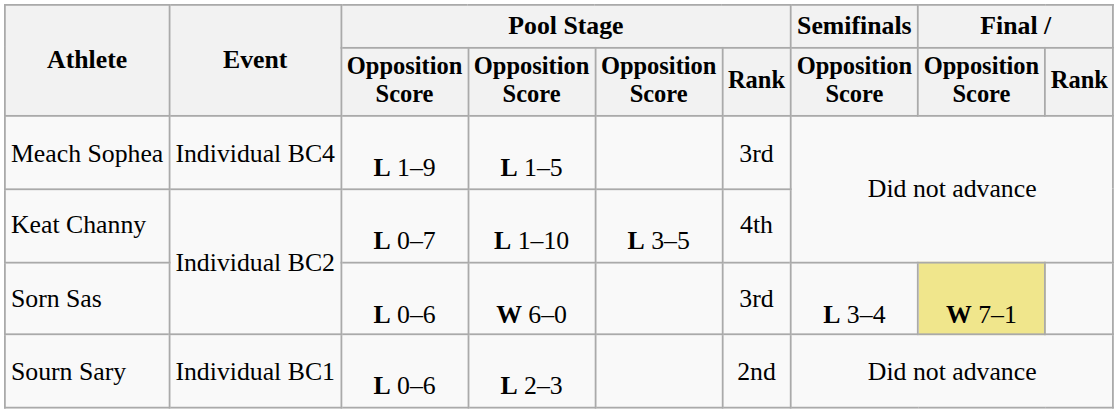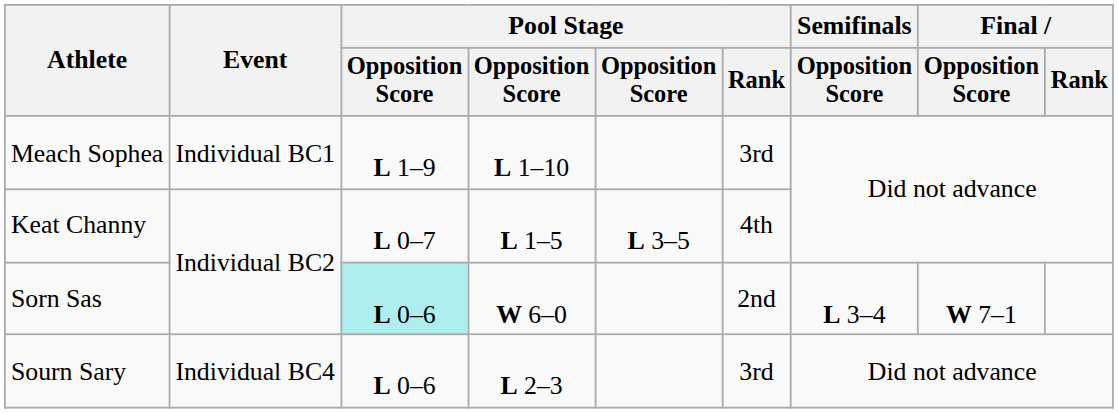(255, 152) Individual BC4 -> (255, 152) Individual BC1
(532, 167) L 1–5 -> (532, 167) L 1–10
(532, 240) L 1–10 -> (532, 240) L 1–5
(405, 313) no background -> (405, 313) paleturquoise background
(756, 298) 3rd -> (756, 298) 2nd
(981, 313) khaki background -> (981, 313) no background
(255, 371) Individual BC1 -> (255, 371) Individual BC4
(756, 371) 2nd -> (756, 371) 3rd
